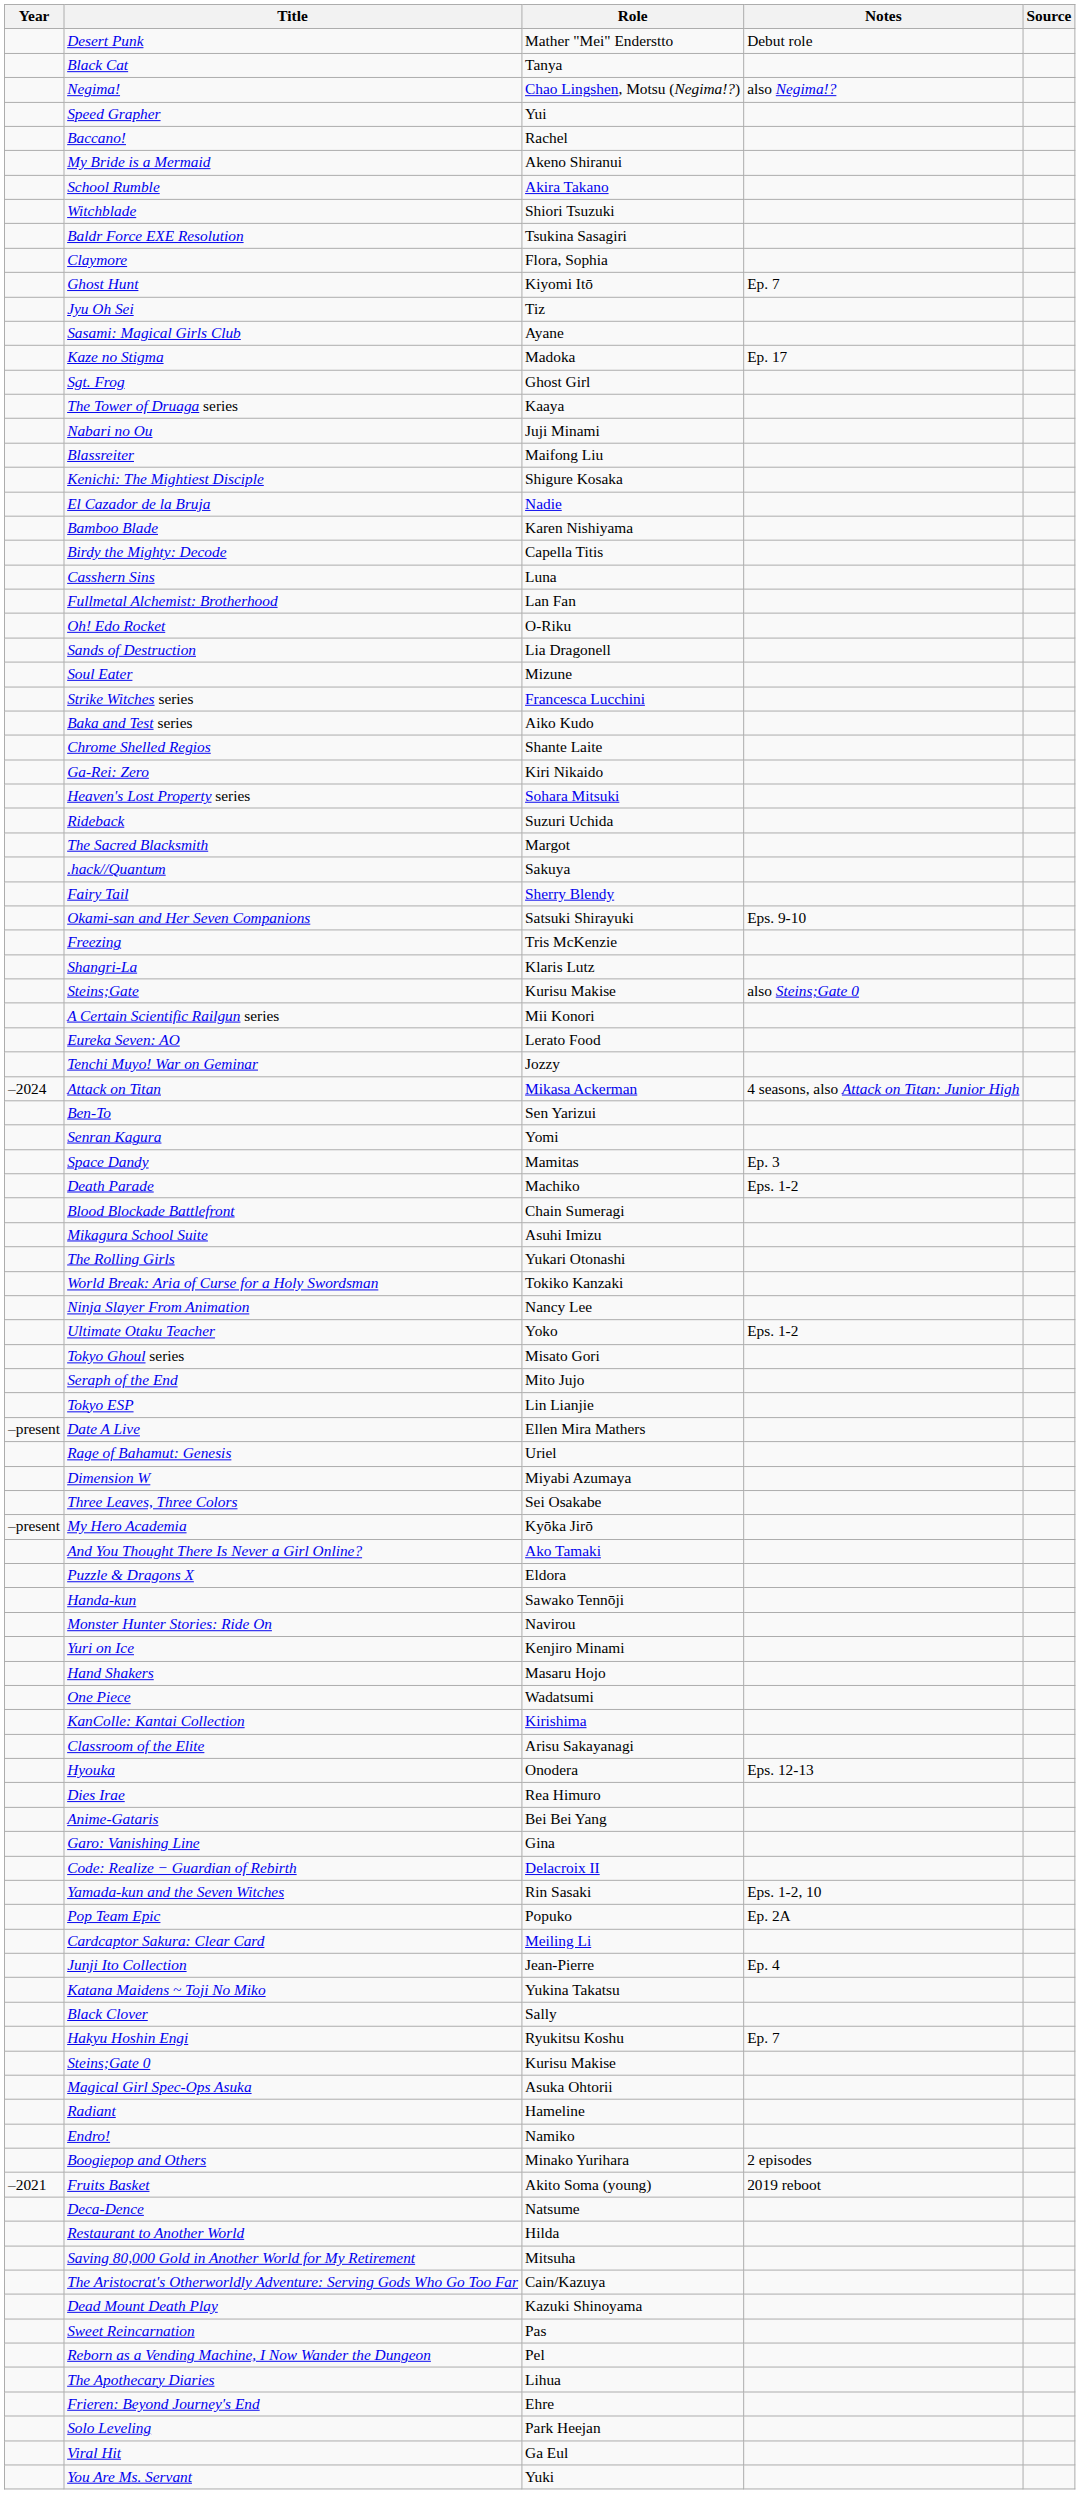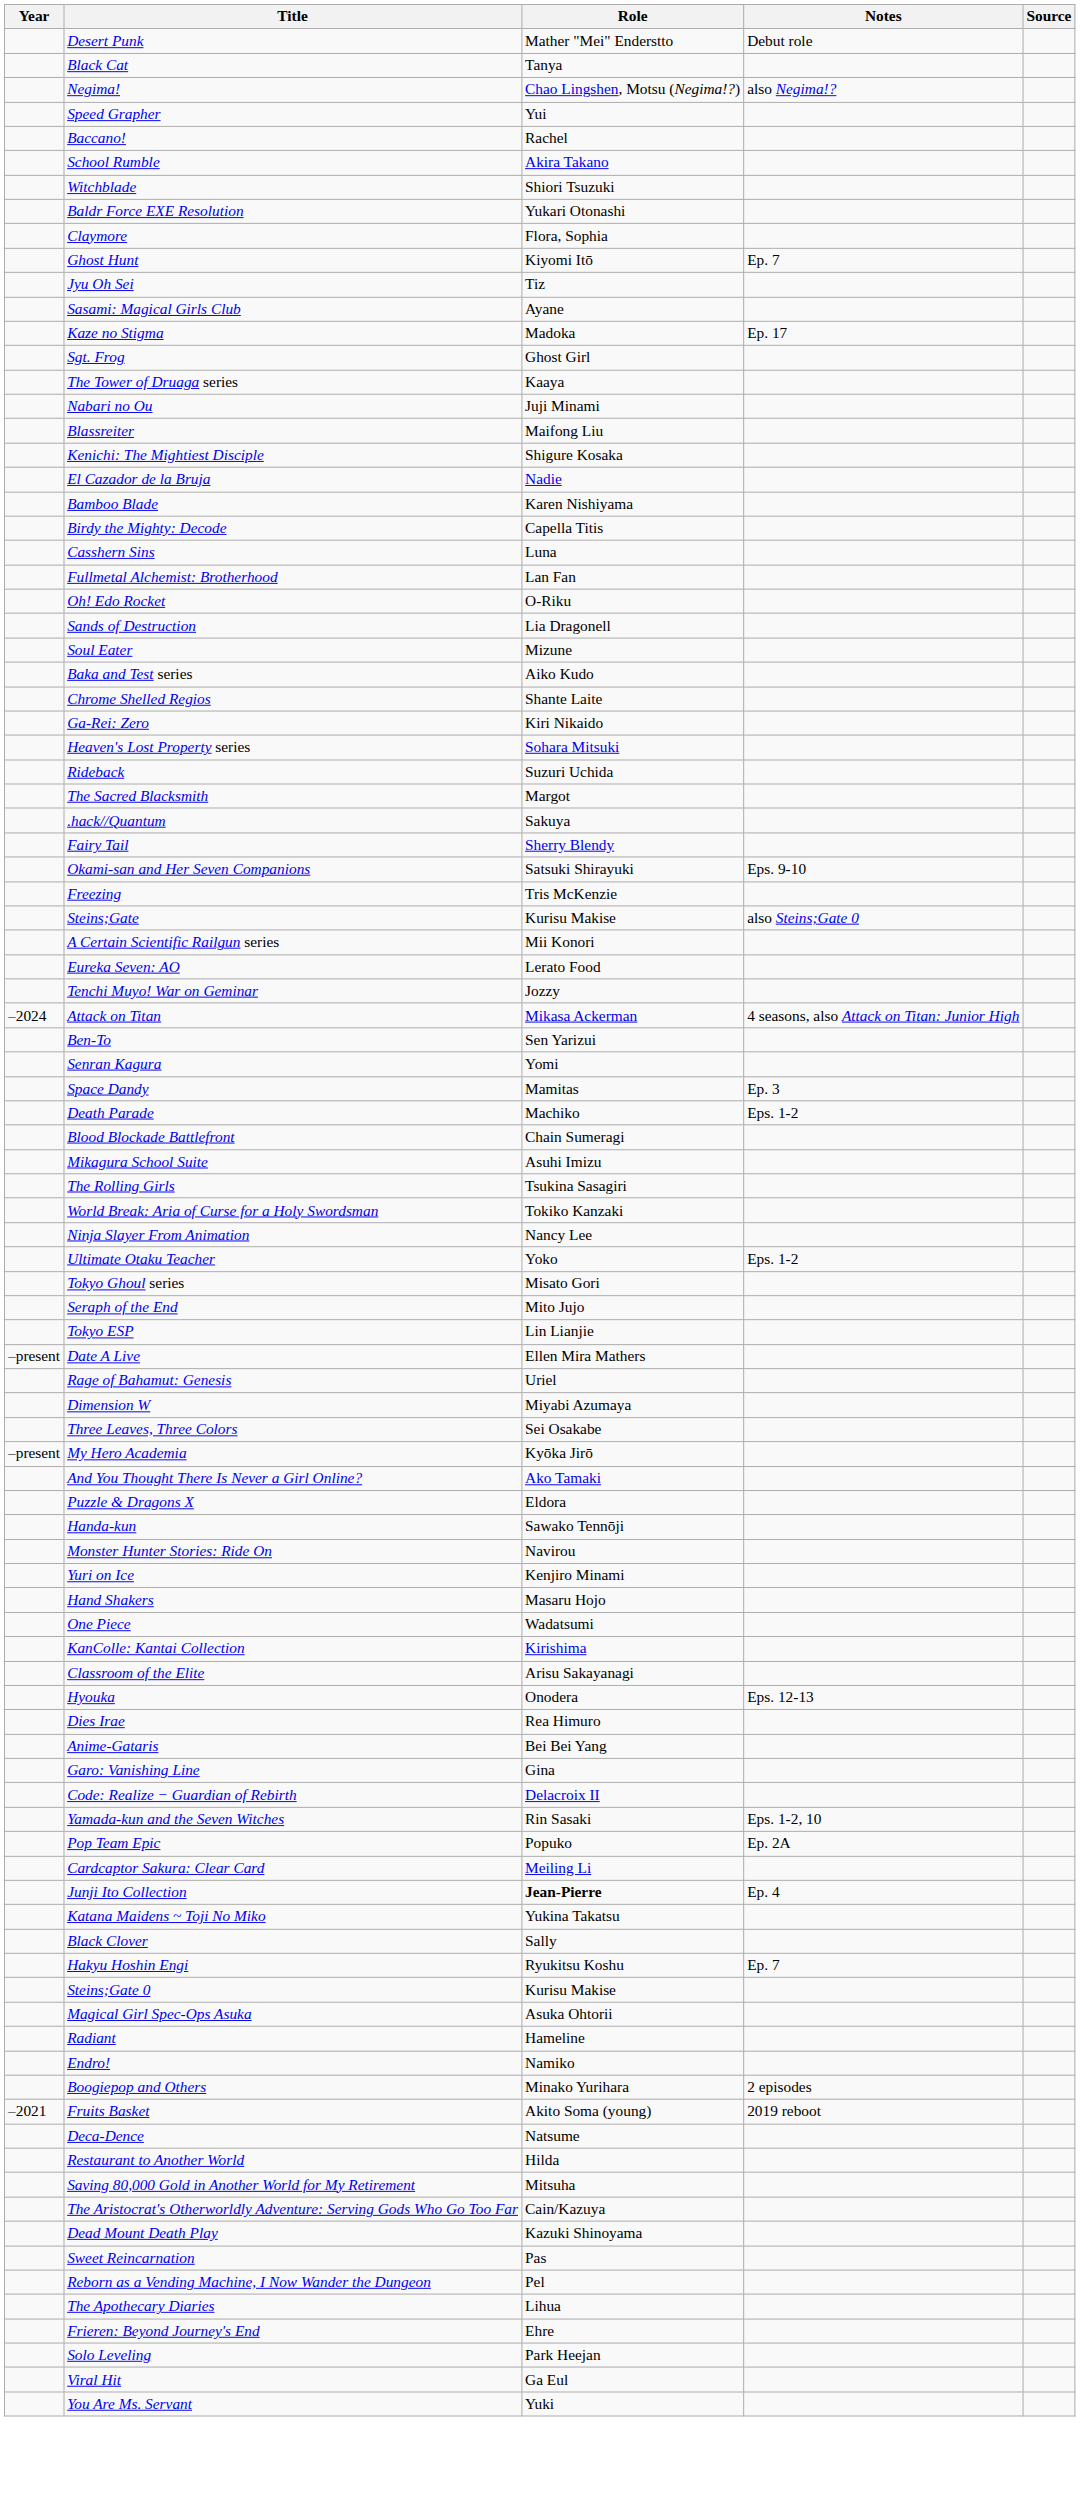- row: (139, 162)
(576, 235) Tsukina Sasagiri -> (575, 211) Yukari Otonashi
- row: (130, 698)
- row: (102, 966)
(575, 1259) Yukari Otonashi -> (576, 1185) Tsukina Sasagiri
(560, 1965) normal -> (563, 1892) bold
